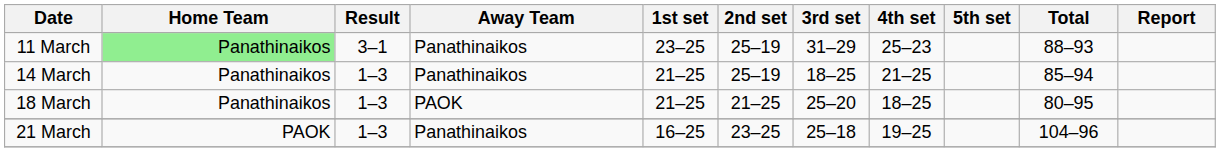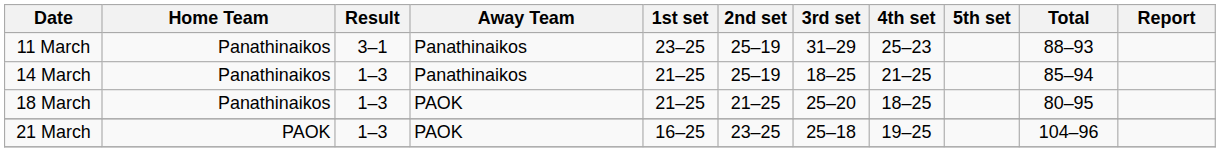(274, 47) lightgreen background -> (274, 47) no background
(471, 132) Panathinaikos -> (439, 132) PAOK
